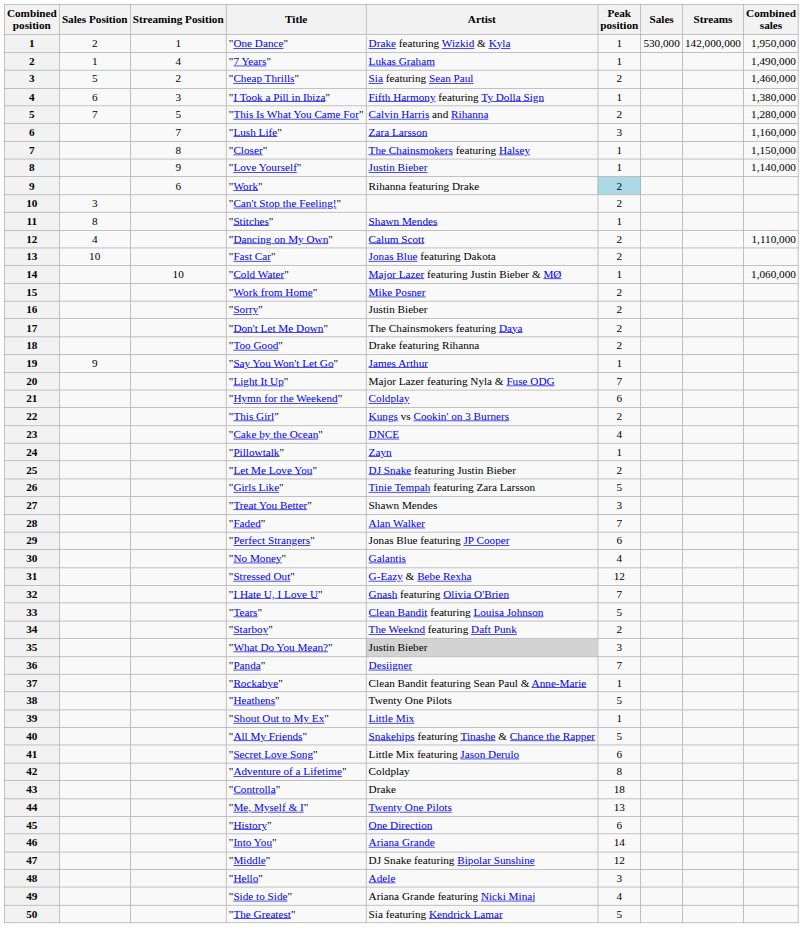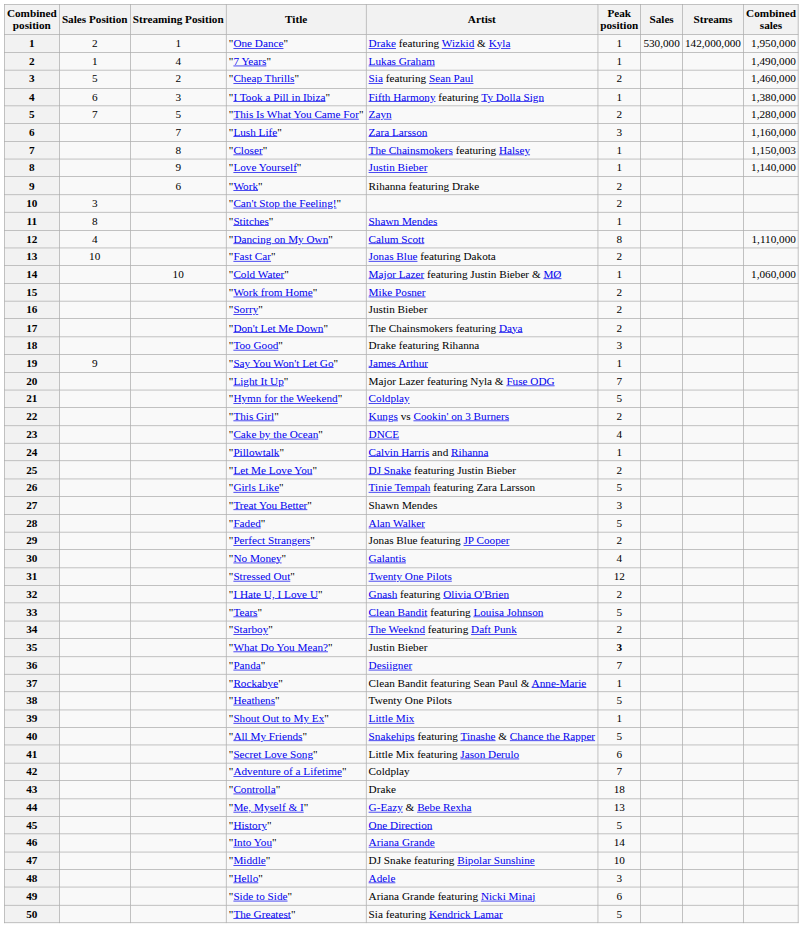(428, 114) Calvin Harris and Rihanna -> (380, 114) Zayn
(773, 150) 1,150,000 -> (773, 150) 1,150,003
(619, 185) lightblue background -> (619, 185) no background
(619, 239) 2 -> (619, 239) 8
(619, 345) 2 -> (619, 345) 3
(619, 398) 6 -> (619, 398) 5
(380, 452) Zayn -> (428, 452) Calvin Harris and Rihanna
(619, 523) 7 -> (619, 523) 5
(619, 541) 6 -> (619, 541) 2
(420, 576) G-Eazy & Bebe Rexha -> (410, 576) Twenty One Pilots
(619, 594) 7 -> (619, 594) 2
(398, 647) lightgrey background -> (398, 647) no background
(619, 647) normal -> (619, 647) bold
(619, 772) 8 -> (619, 772) 7
(410, 807) Twenty One Pilots -> (420, 807) G-Eazy & Bebe Rexha
(619, 825) 6 -> (619, 825) 5
(619, 860) 12 -> (619, 860) 10
(619, 896) 4 -> (619, 896) 6
